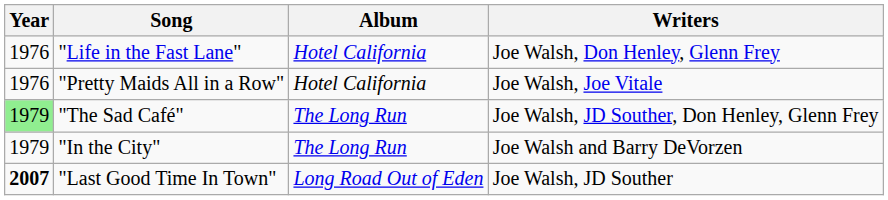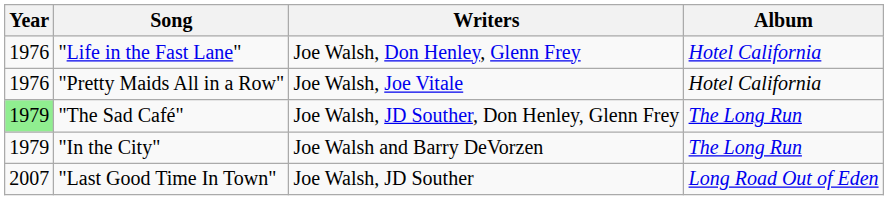columns swapped: (686, 20) <-> (388, 20)
(29, 178) bold -> (29, 178) normal
